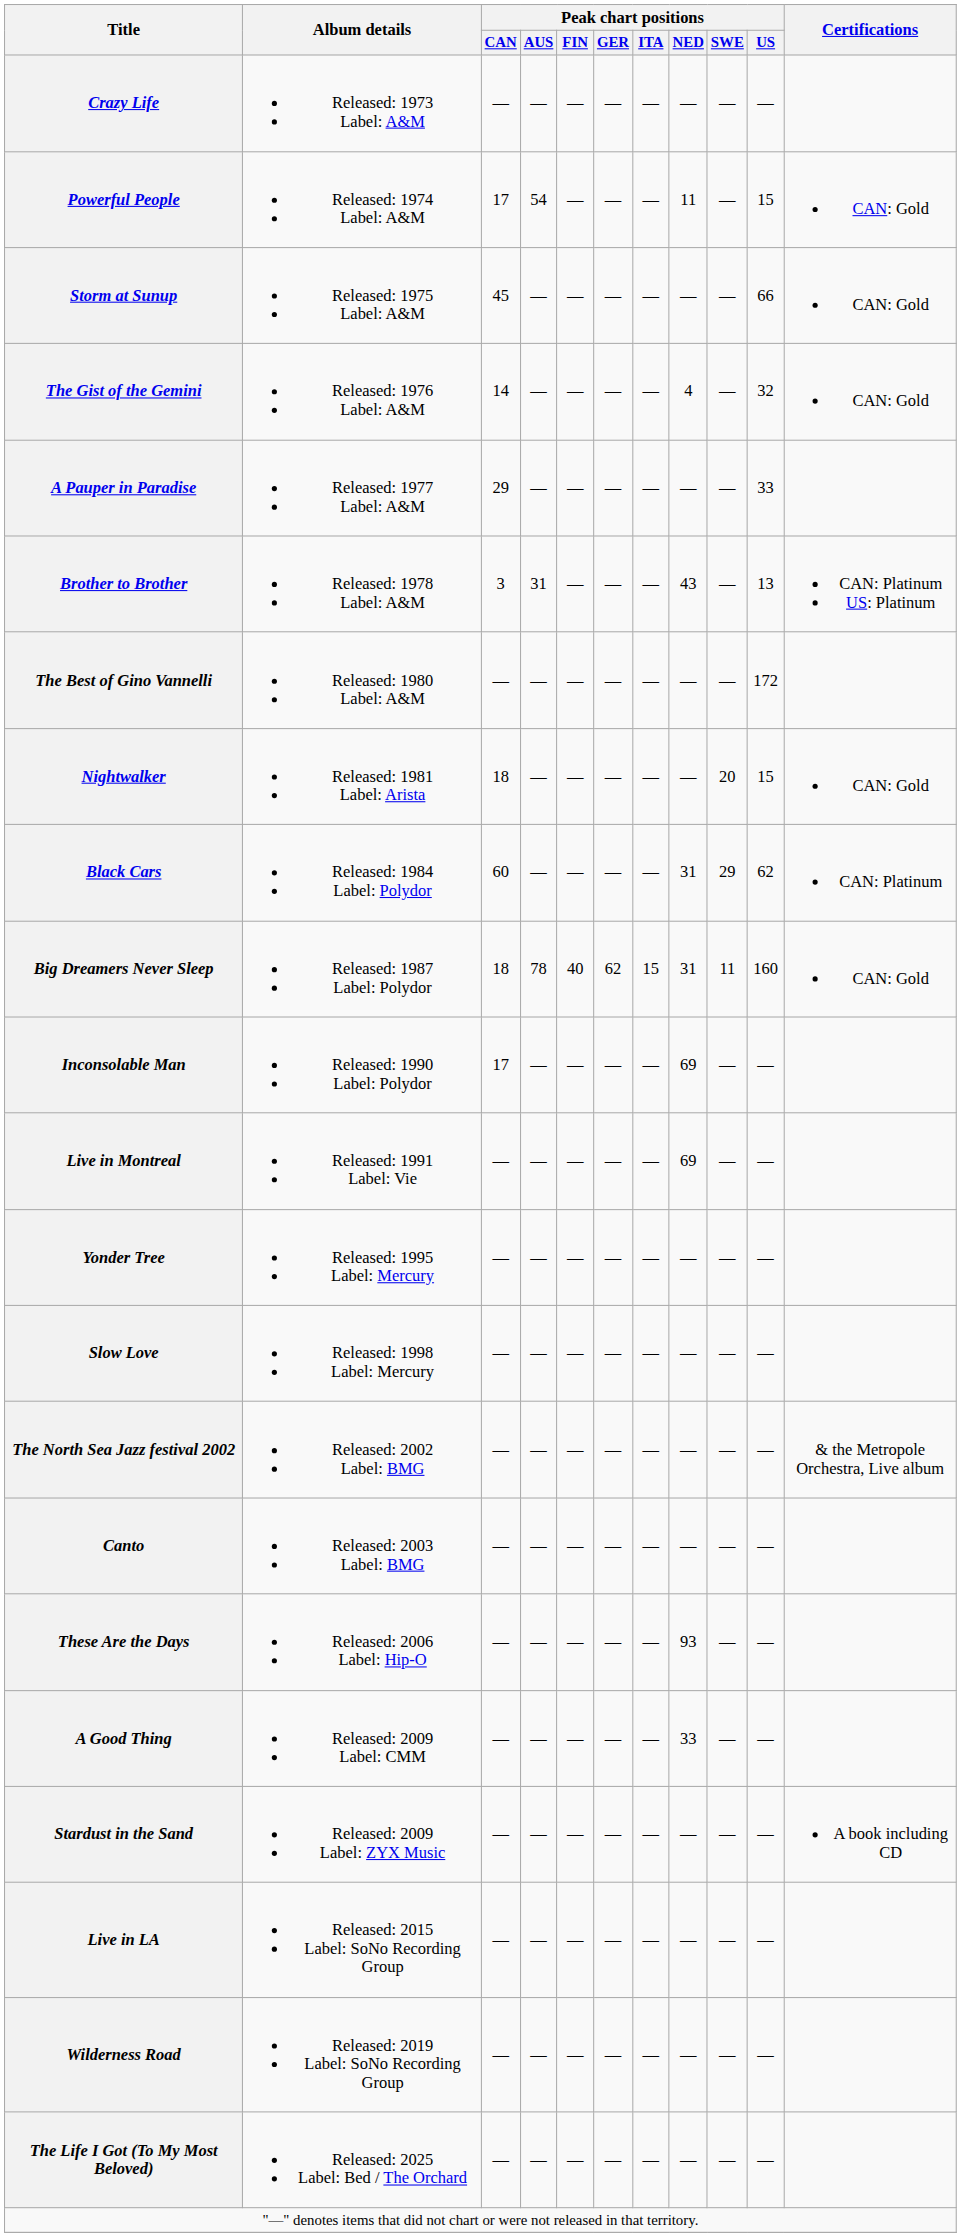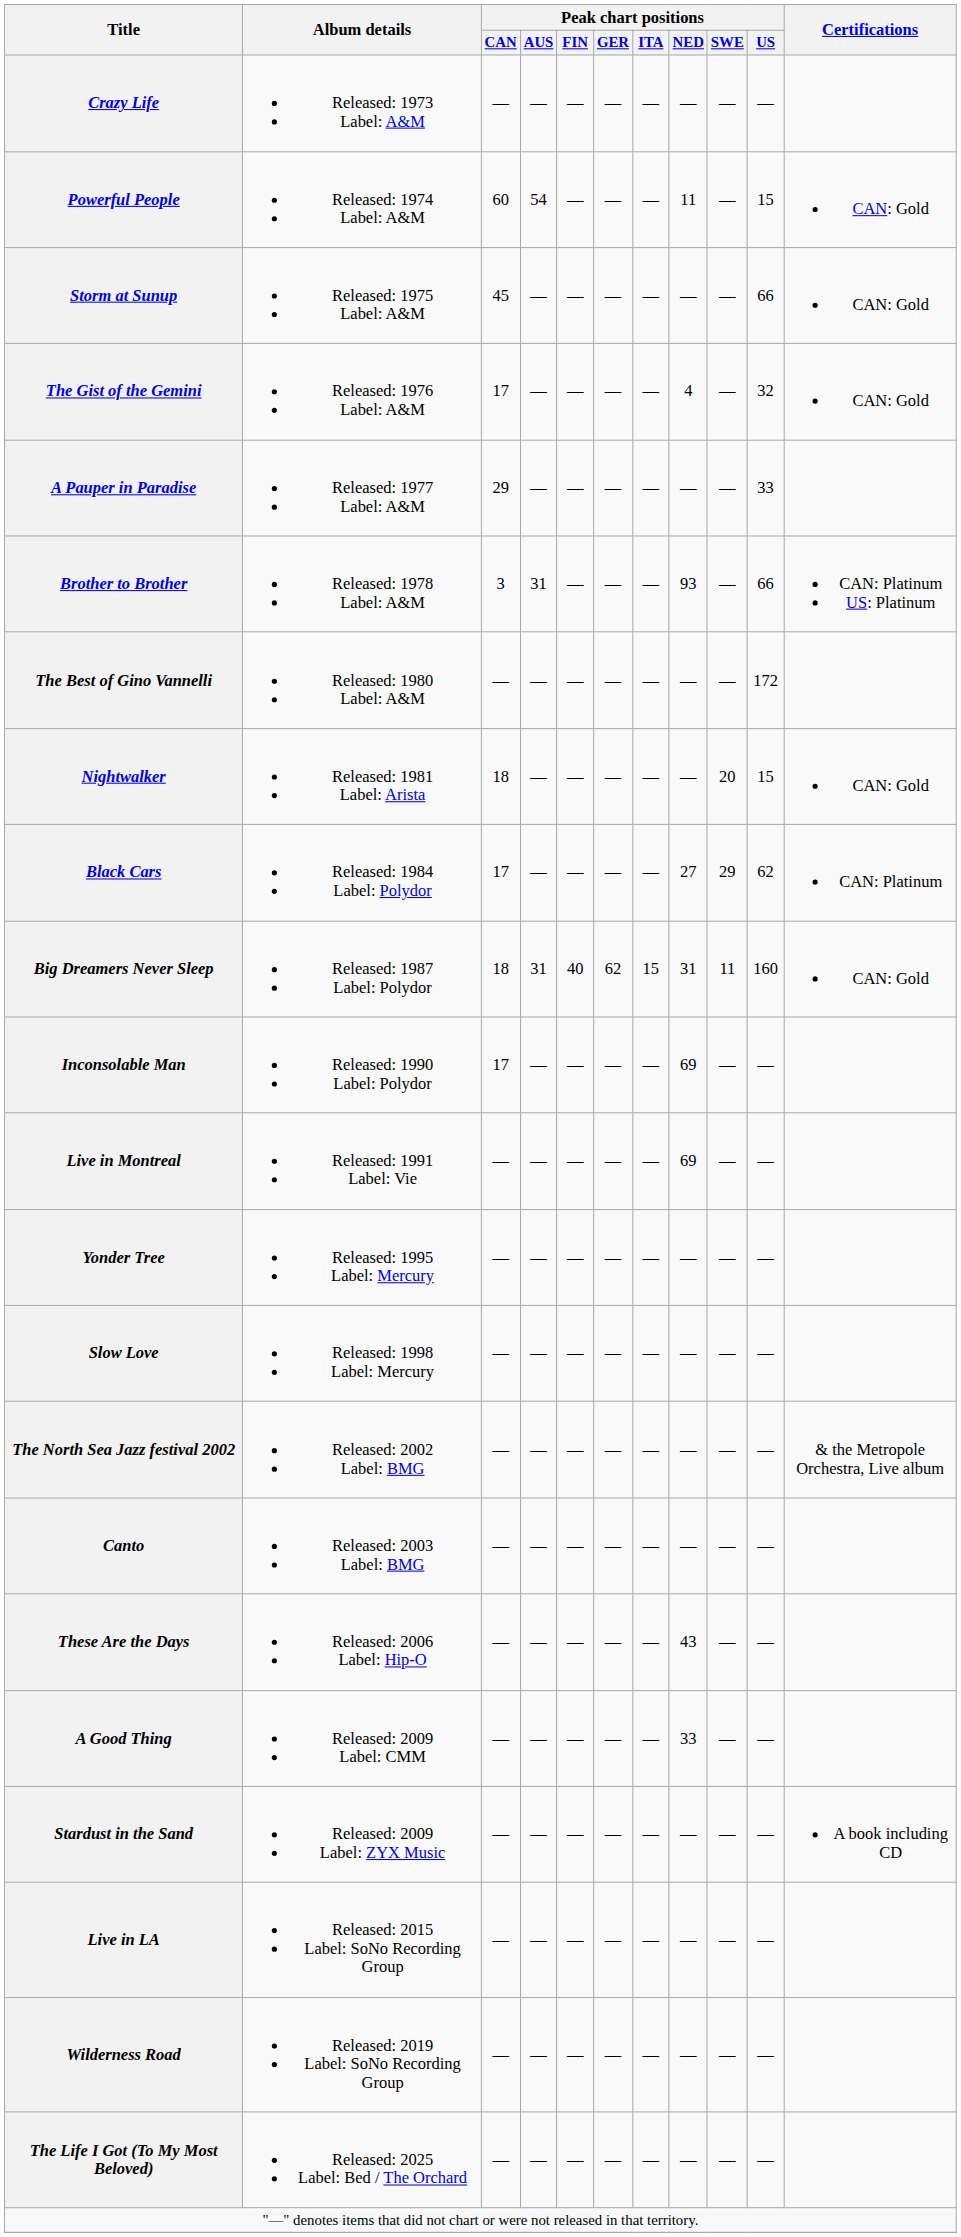(501, 199) 17 -> (501, 199) 60
(501, 391) 14 -> (501, 391) 17
(688, 584) 43 -> (688, 584) 93
(766, 584) 13 -> (766, 584) 66
(501, 872) 60 -> (501, 872) 17
(688, 872) 31 -> (688, 872) 27
(539, 968) 78 -> (539, 968) 31
(688, 1642) 93 -> (688, 1642) 43
